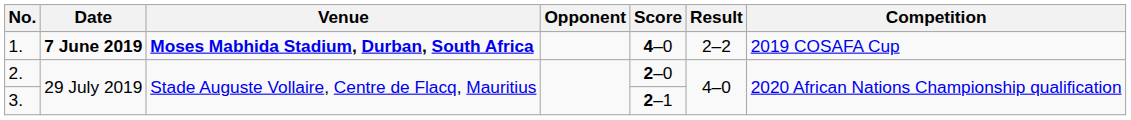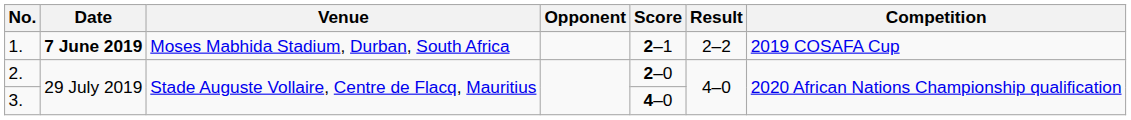(342, 45) bold -> (330, 45) normal
(658, 45) 4–0 -> (658, 45) 2–1
(658, 100) 2–1 -> (658, 100) 4–0
